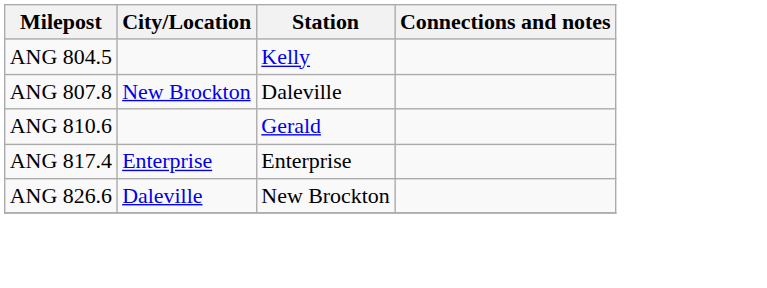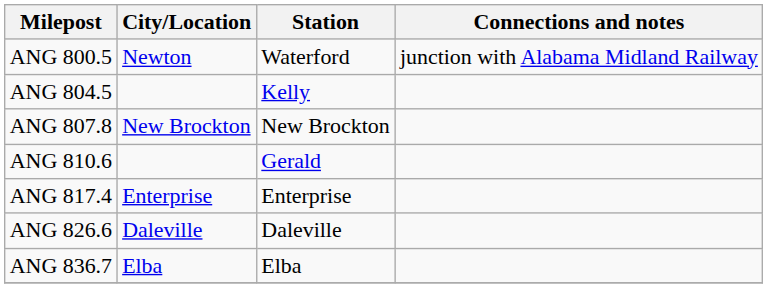+ row: (61, 56)
(301, 91) Daleville -> (326, 126) New Brockton
(326, 195) New Brockton -> (301, 230) Daleville
+ row: (61, 265)
